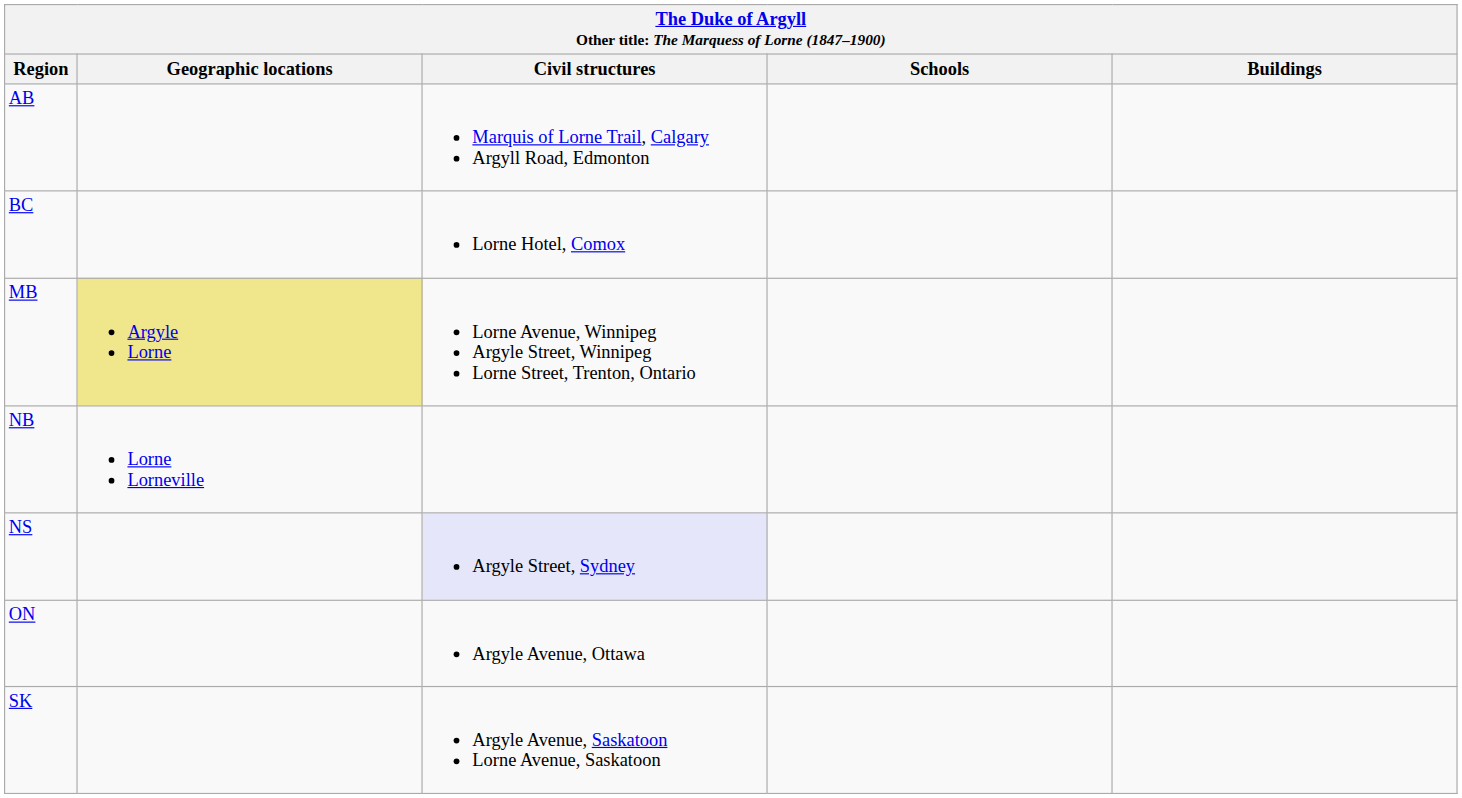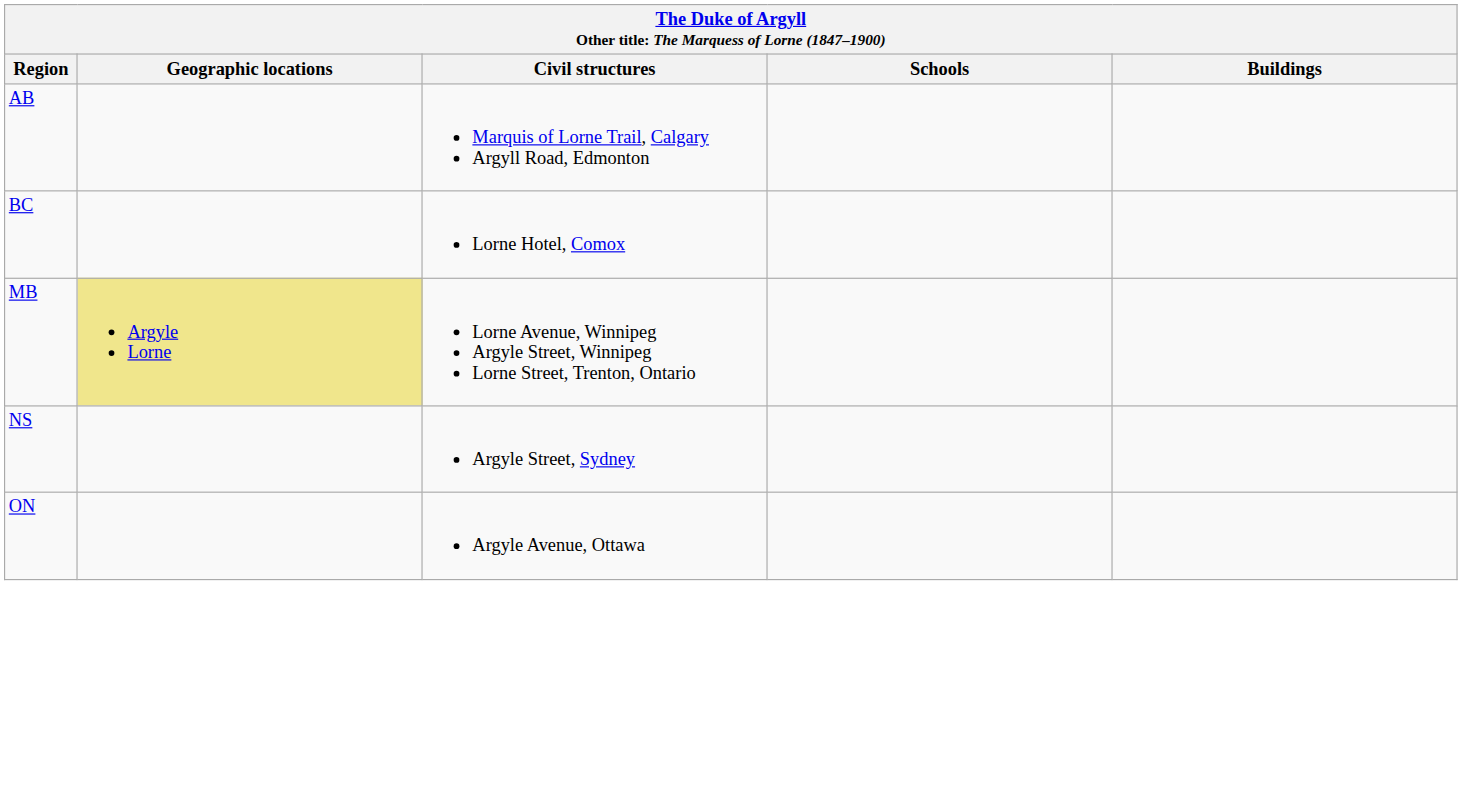- row: (22, 420)
(595, 567) lavender background -> (595, 459) no background
- row: (21, 701)
